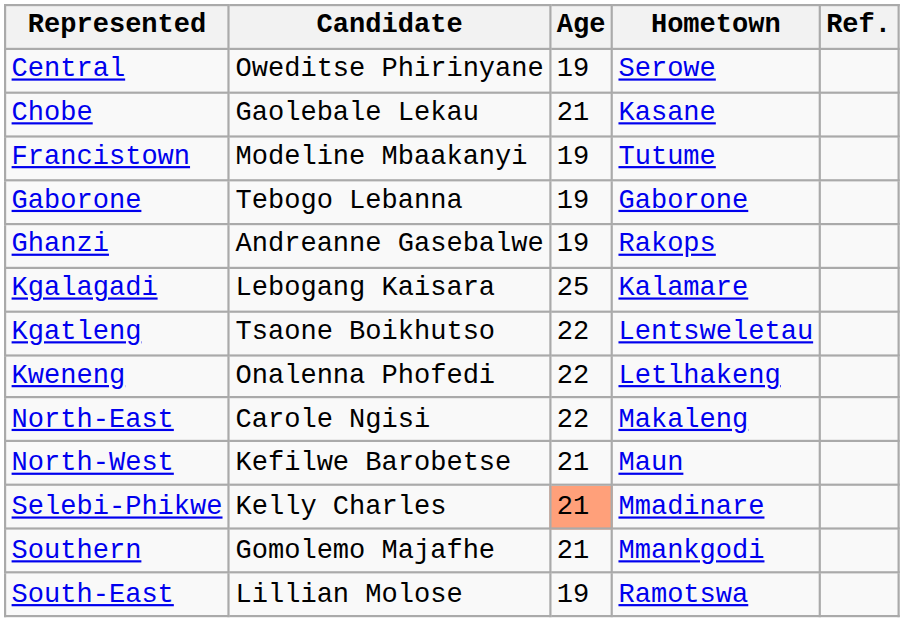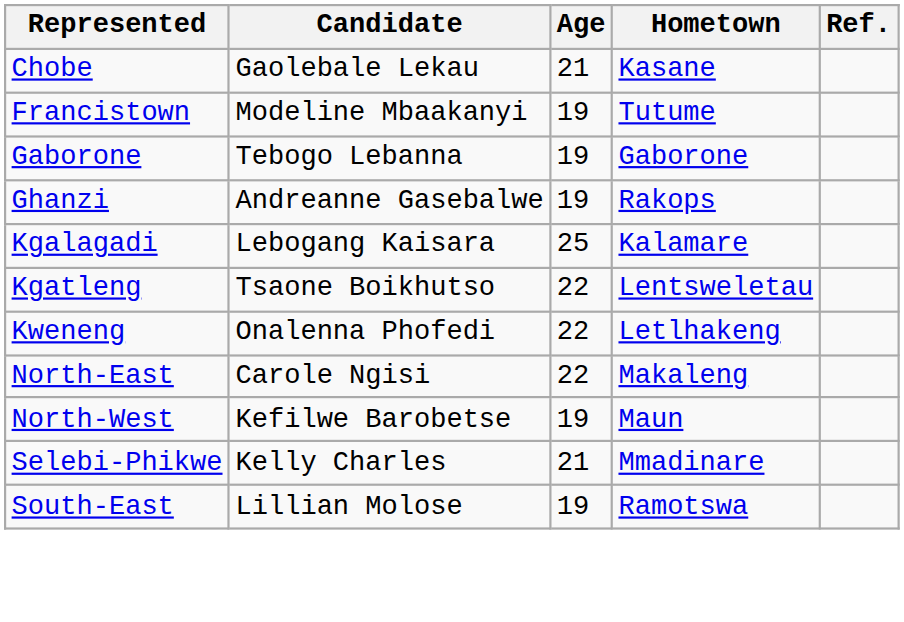- row: (68, 71)
(573, 464) 21 -> (573, 420) 19
(573, 508) lightsalmon background -> (573, 464) no background
- row: (76, 551)
